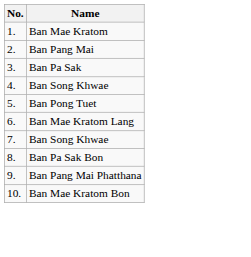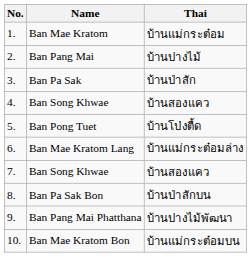+ column: (195, 13)
